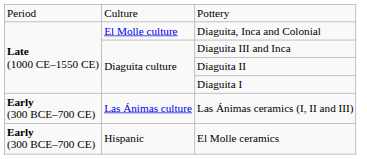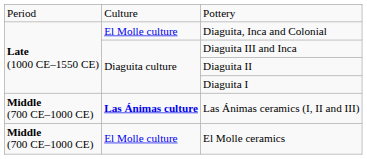(51, 108) Early (300 BCE–700 CE) -> (50, 108) Middle (700 CE–1000 CE)
(148, 108) normal -> (151, 108) bold
(51, 138) Early (300 BCE–700 CE) -> (50, 138) Middle (700 CE–1000 CE)
(124, 138) Hispanic -> (141, 138) El Molle culture
